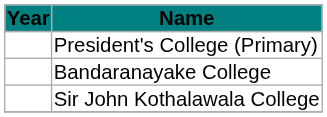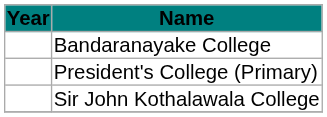rows swapped: (162, 72) <-> (186, 45)
